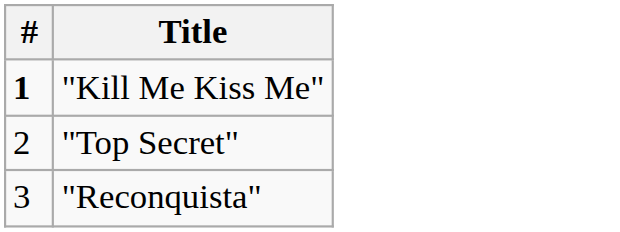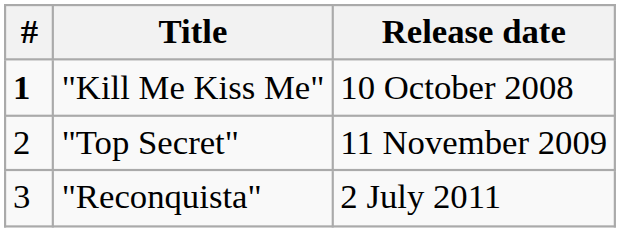+ column: (474, 32)
